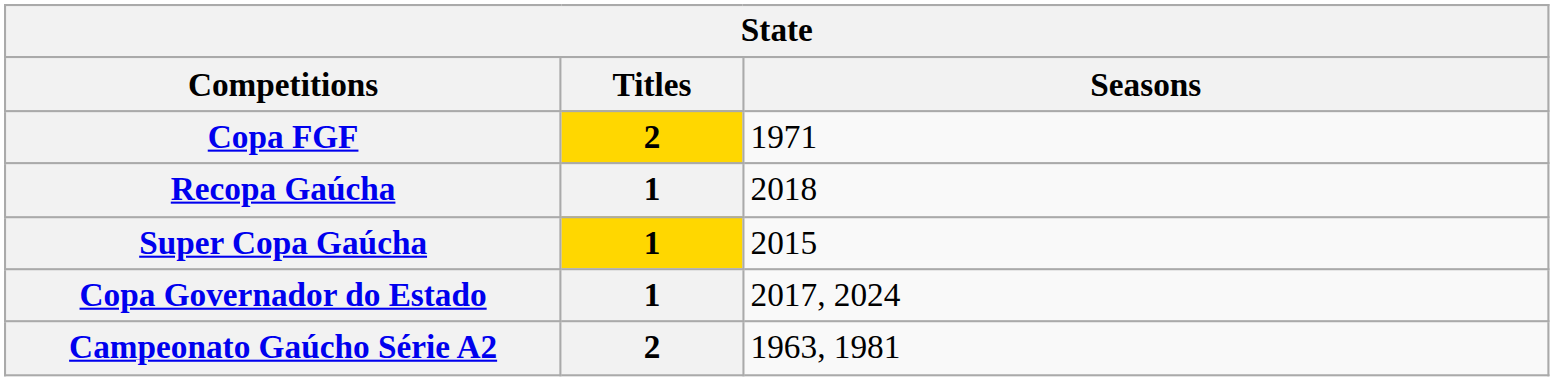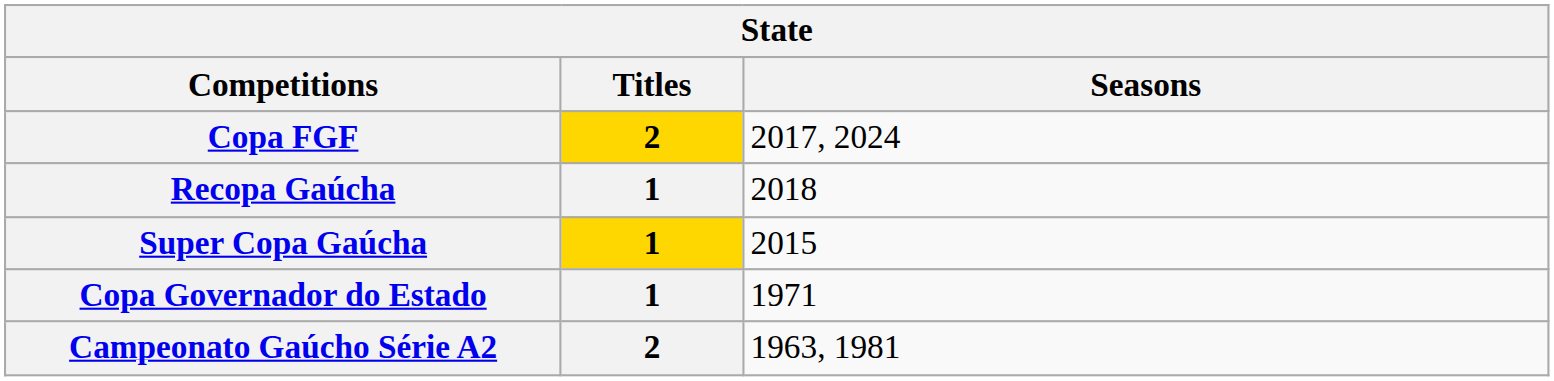(784, 136) 1971 -> (825, 136) 2017, 2024
(825, 294) 2017, 2024 -> (784, 294) 1971
